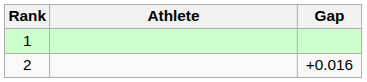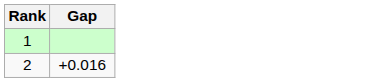- column: (173, 16)
